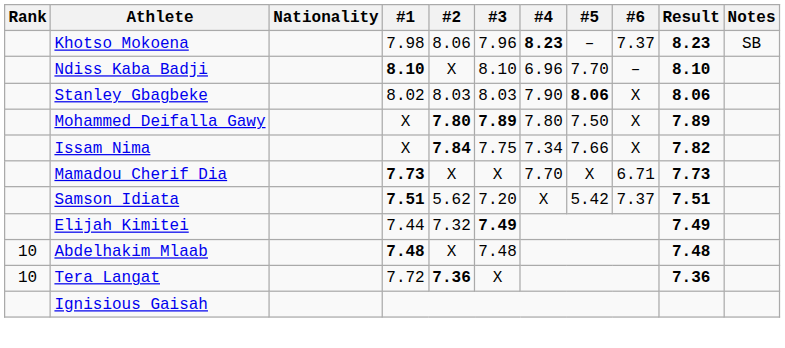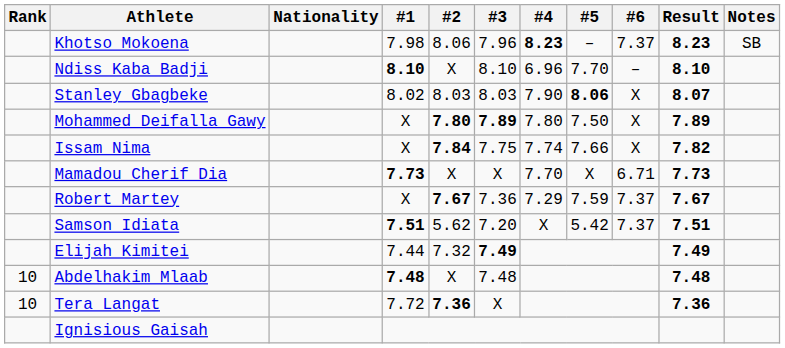(691, 96) 8.06 -> (691, 96) 8.07
(544, 148) 7.34 -> (544, 148) 7.74
+ row: (117, 200)
